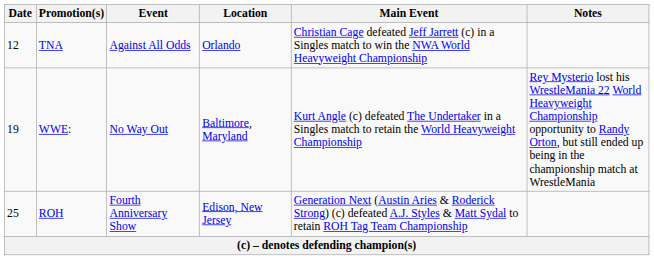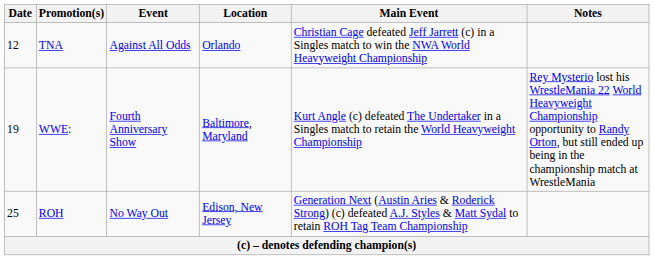(139, 129) No Way Out -> (138, 129) Fourth Anniversary Show
(138, 213) Fourth Anniversary Show -> (139, 213) No Way Out
